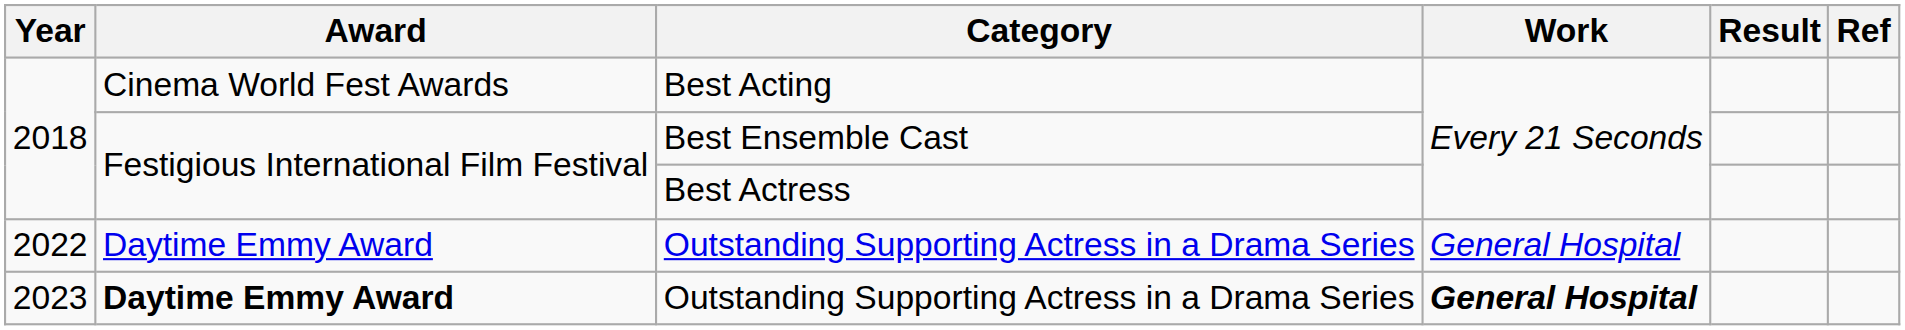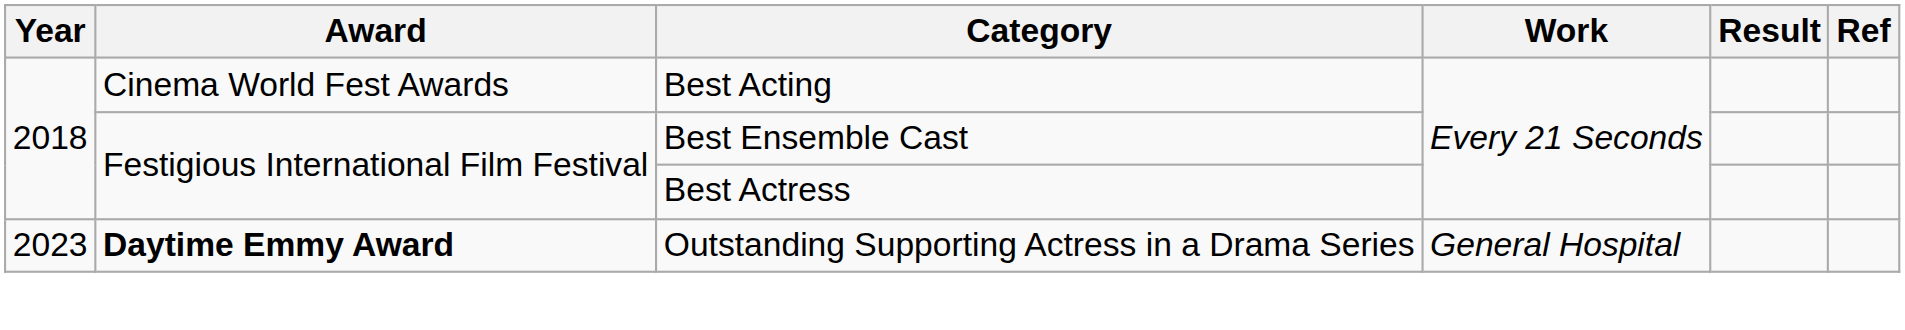- row: (50, 244)
(1564, 297) bold -> (1555, 244) normal
